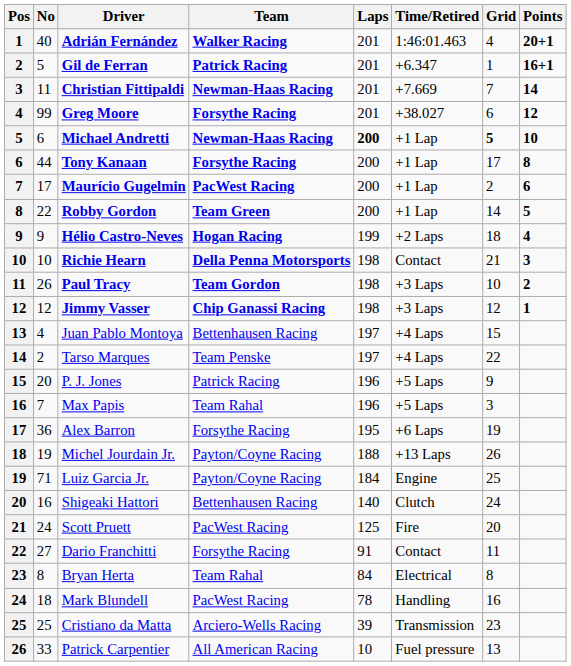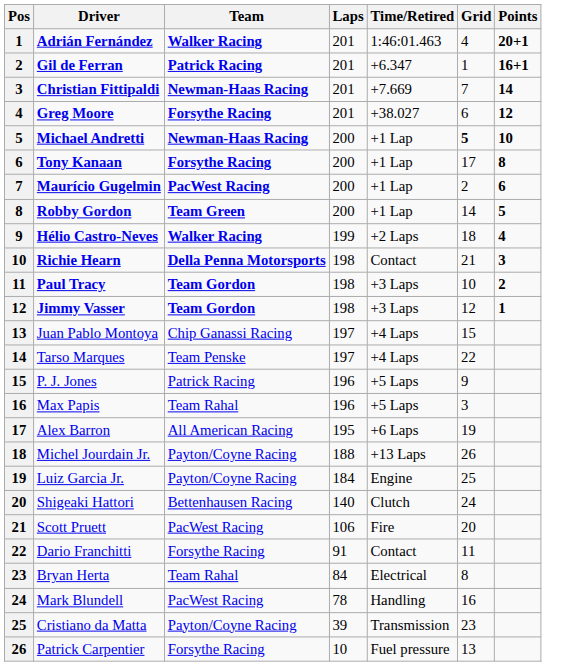- column: (46, 16)
(368, 138) bold -> (344, 138) normal
(237, 235) Hogan Racing -> (215, 235) Walker Racing
(259, 308) Chip Ganassi Racing -> (211, 308) Team Gordon
(255, 332) Bettenhausen Racing -> (230, 332) Chip Ganassi Racing
(241, 430) Forsythe Racing -> (230, 430) All American Racing
(368, 527) 125 -> (344, 527) 106
(257, 624) Arciero-Wells Racing -> (232, 624) Payton/Coyne Racing
(255, 648) All American Racing -> (216, 648) Forsythe Racing
